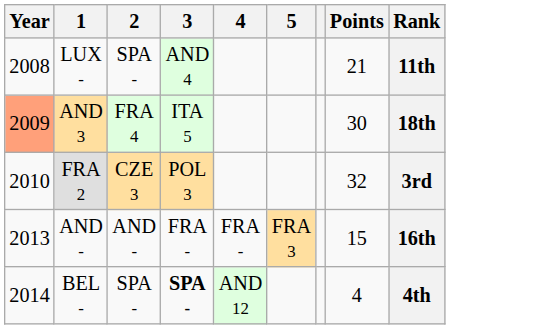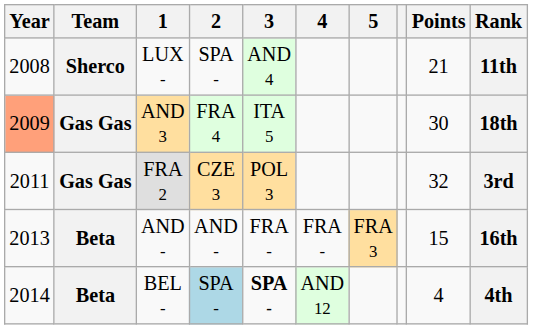+ column: (95, 21)
(30, 181) 2010 -> (30, 181) 2011
(134, 295) no background -> (216, 295) lightblue background
